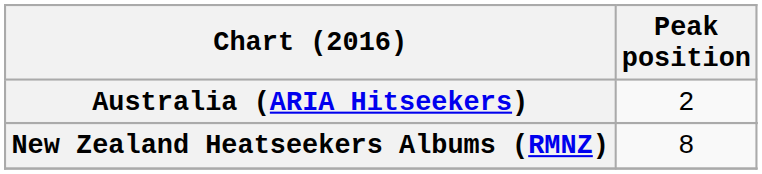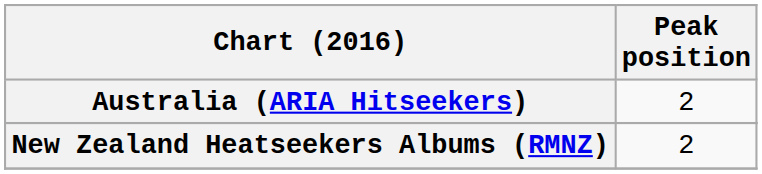(686, 146) 8 -> (686, 146) 2
